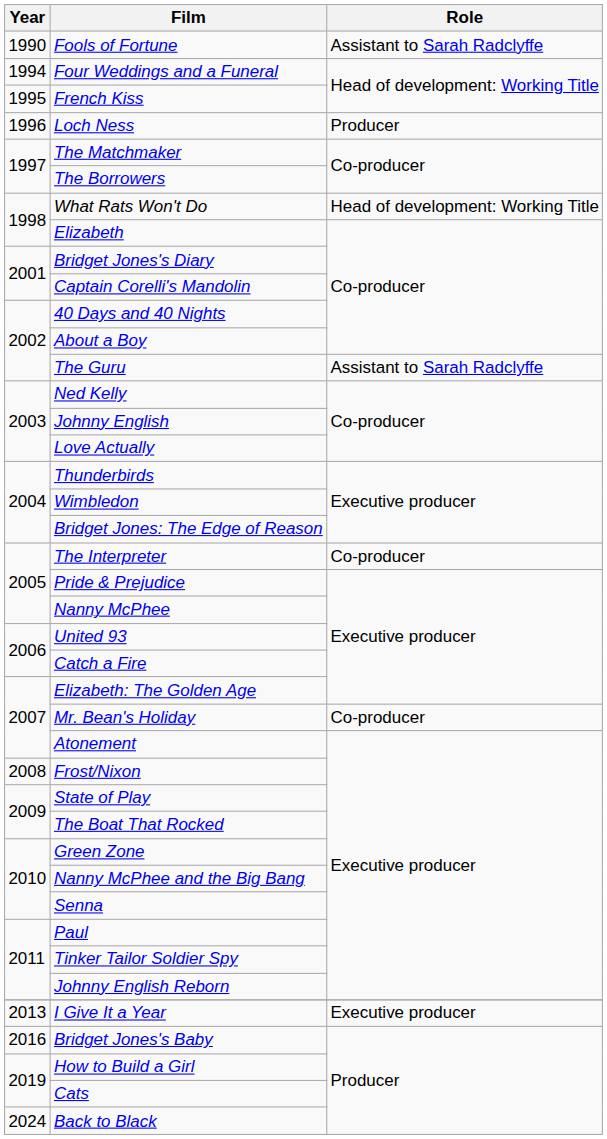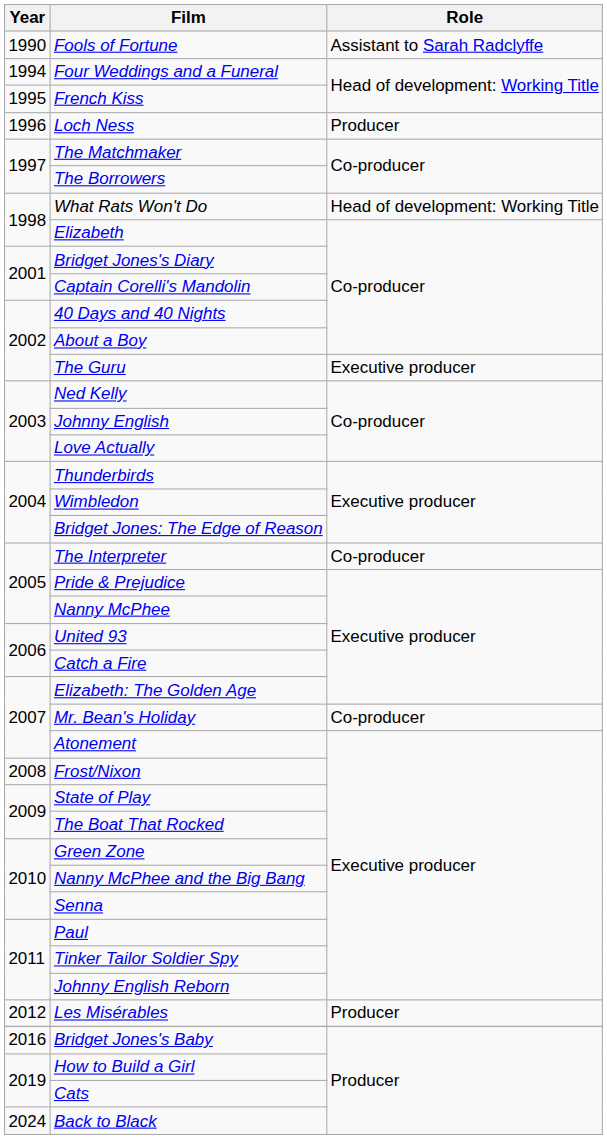(437, 367) Assistant to Sarah Radclyffe -> (403, 367) Executive producer
+ row: (111, 1013)
- row: (110, 1013)
